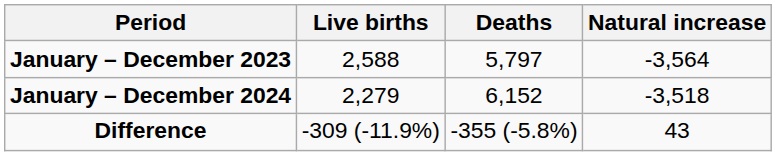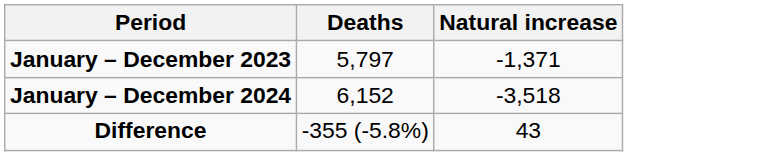- column: (371, 22)
(677, 58) -3,564 -> (528, 58) -1,371
